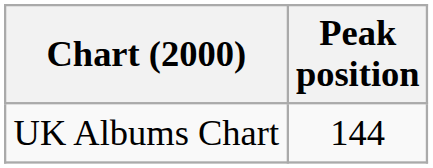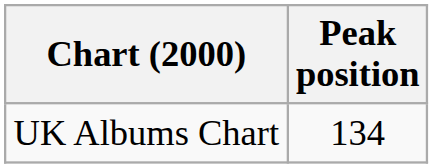(358, 132) 144 -> (358, 132) 134
